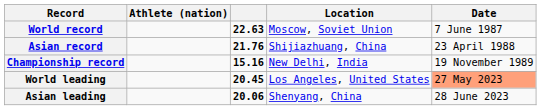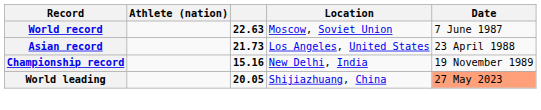(248, 46) 21.76 -> (248, 46) 21.73
(328, 46) Shijiazhuang, China -> (349, 46) Los Angeles, United States
(248, 80) 20.45 -> (248, 80) 20.05
(349, 80) Los Angeles, United States -> (328, 80) Shijiazhuang, China
- row: (66, 96)
